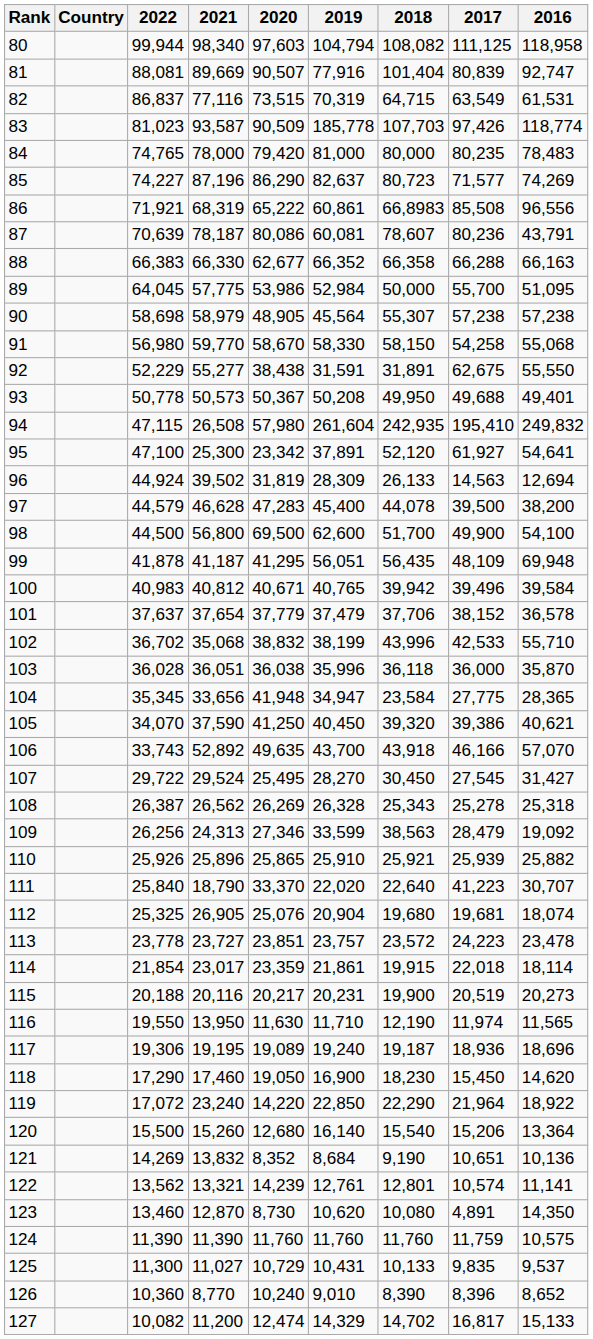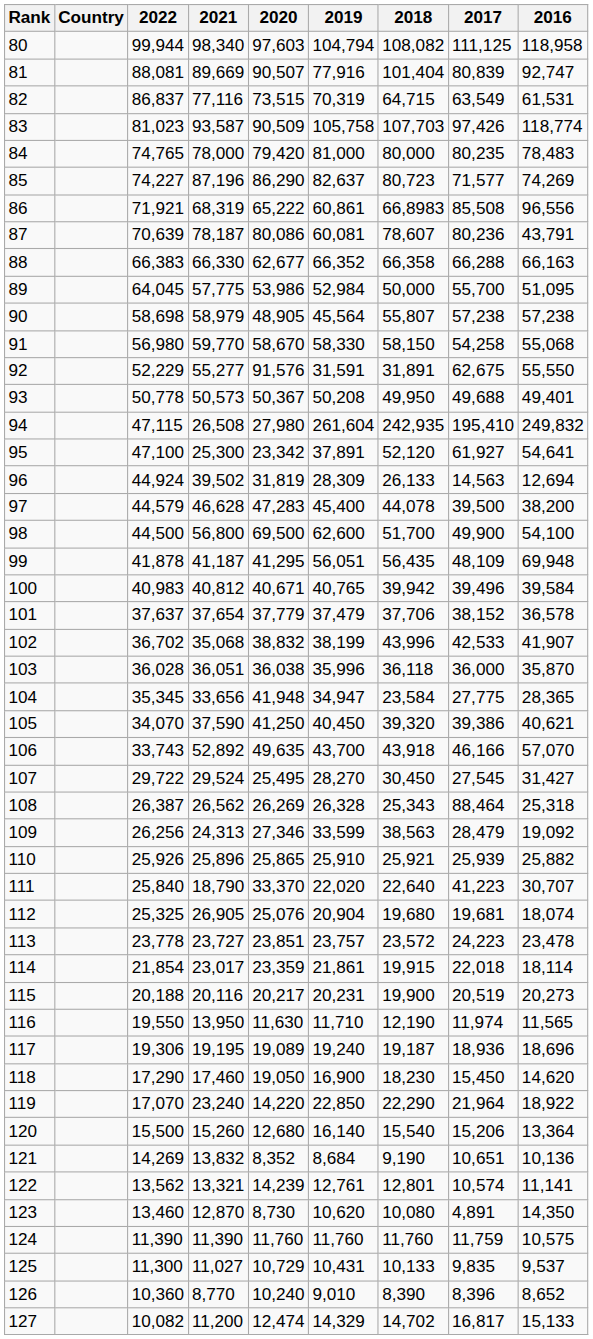(343, 126) 185,778 -> (343, 126) 105,758
(408, 316) 55,307 -> (408, 316) 55,807
(278, 371) 38,438 -> (278, 371) 91,576
(278, 425) 57,980 -> (278, 425) 27,980
(548, 642) 55,710 -> (548, 642) 41,907
(478, 805) 25,278 -> (478, 805) 88,464
(158, 1104) 17,072 -> (158, 1104) 17,070
